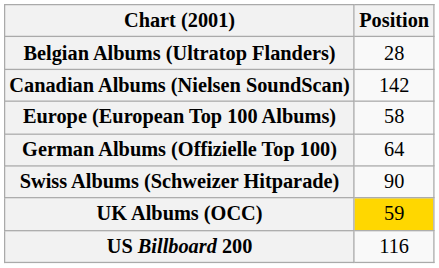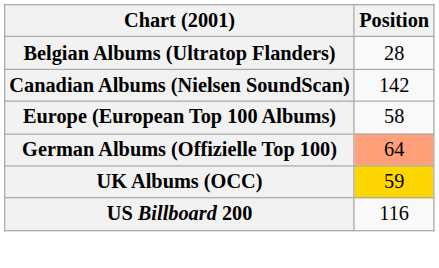(394, 149) no background -> (394, 149) lightsalmon background
- row: (180, 181)
